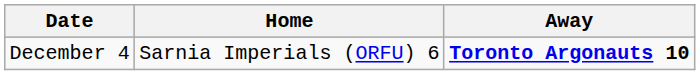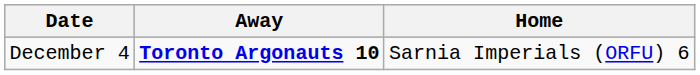columns swapped: (569, 21) <-> (289, 21)
